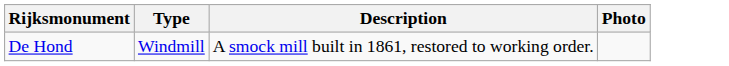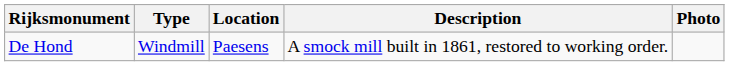+ column: (246, 18)
